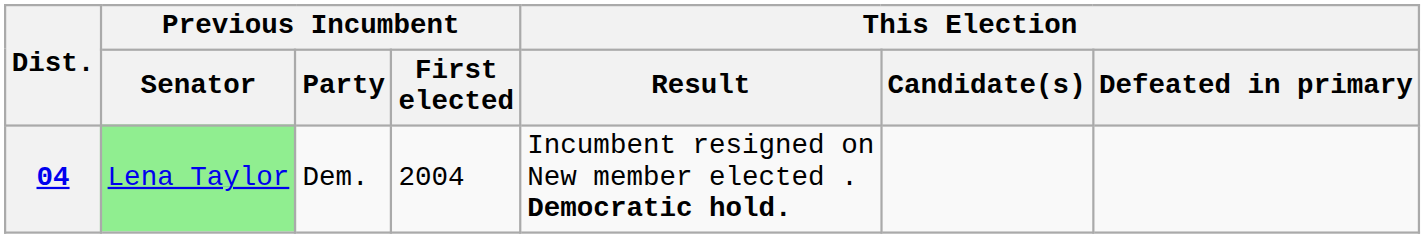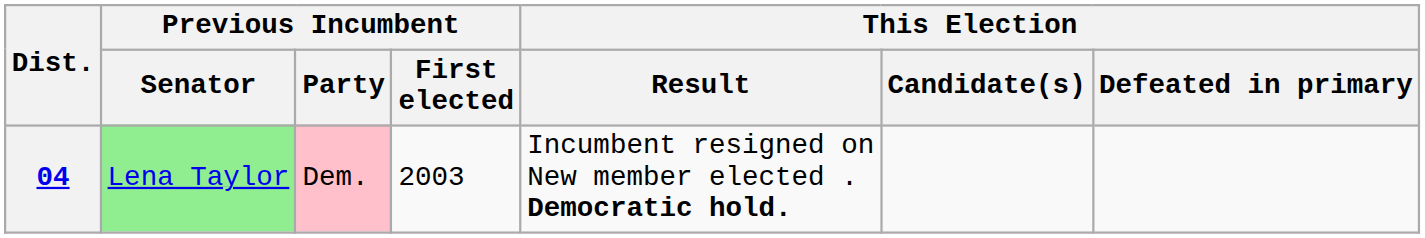(336, 179) no background -> (336, 179) pink background
(431, 179) 2004 -> (431, 179) 2003
